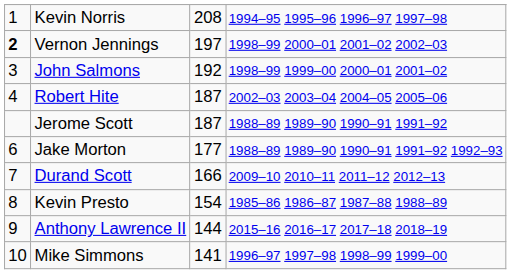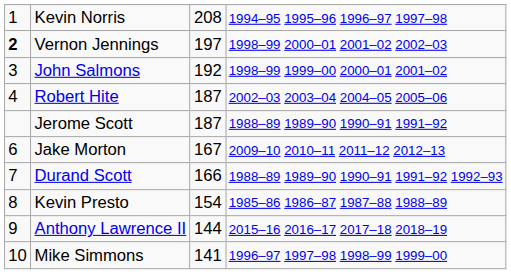(208, 149) 177 -> (208, 149) 167
(366, 150) 1988–89 1989–90 1990–91 1991–92 1992–93 -> (337, 150) 2009–10 2010–11 2011–12 2012–13
(337, 176) 2009–10 2010–11 2011–12 2012–13 -> (366, 176) 1988–89 1989–90 1990–91 1991–92 1992–93
